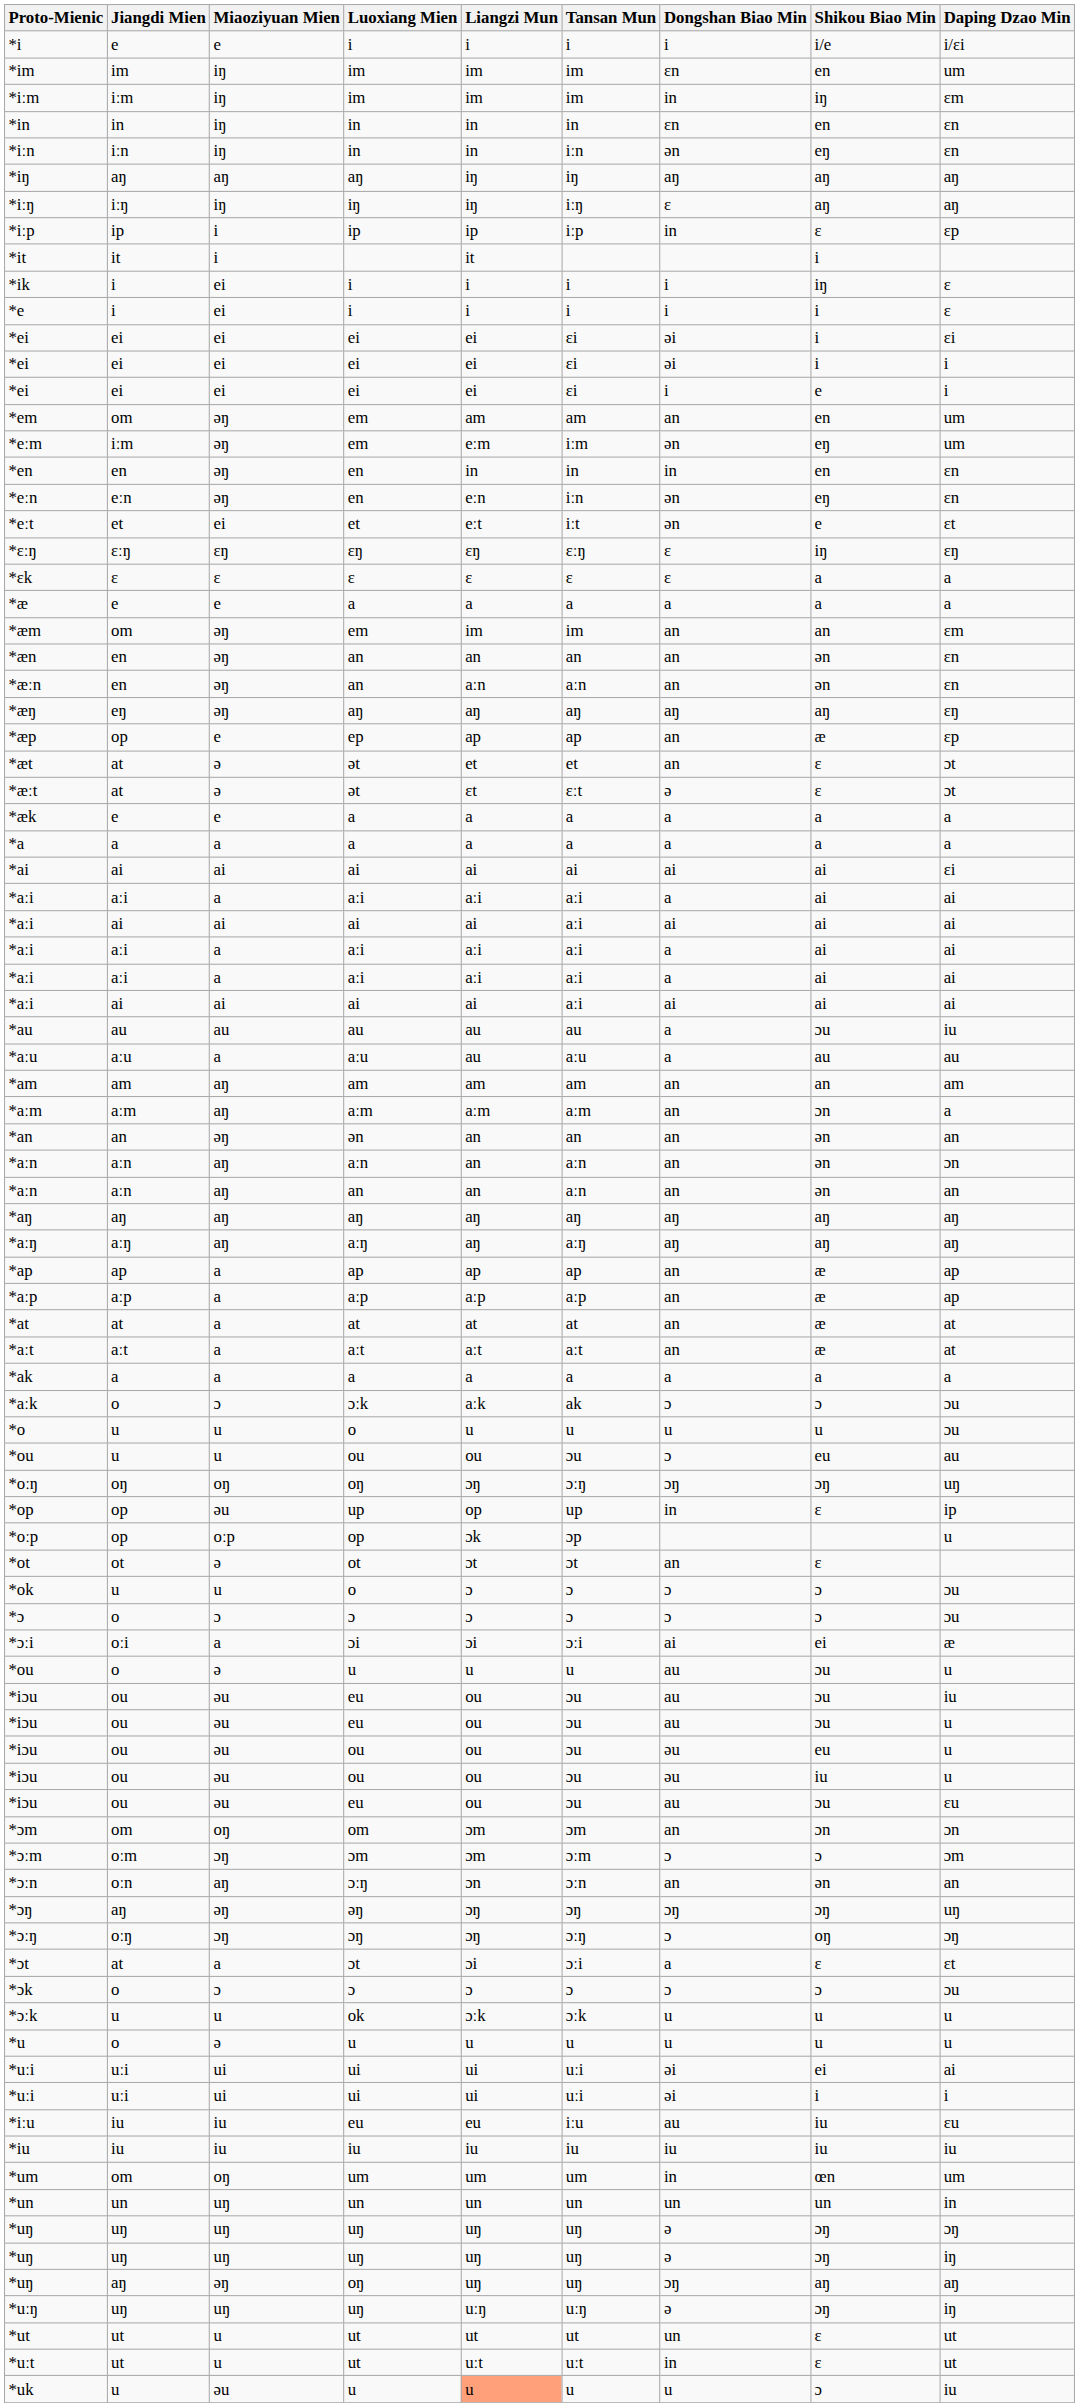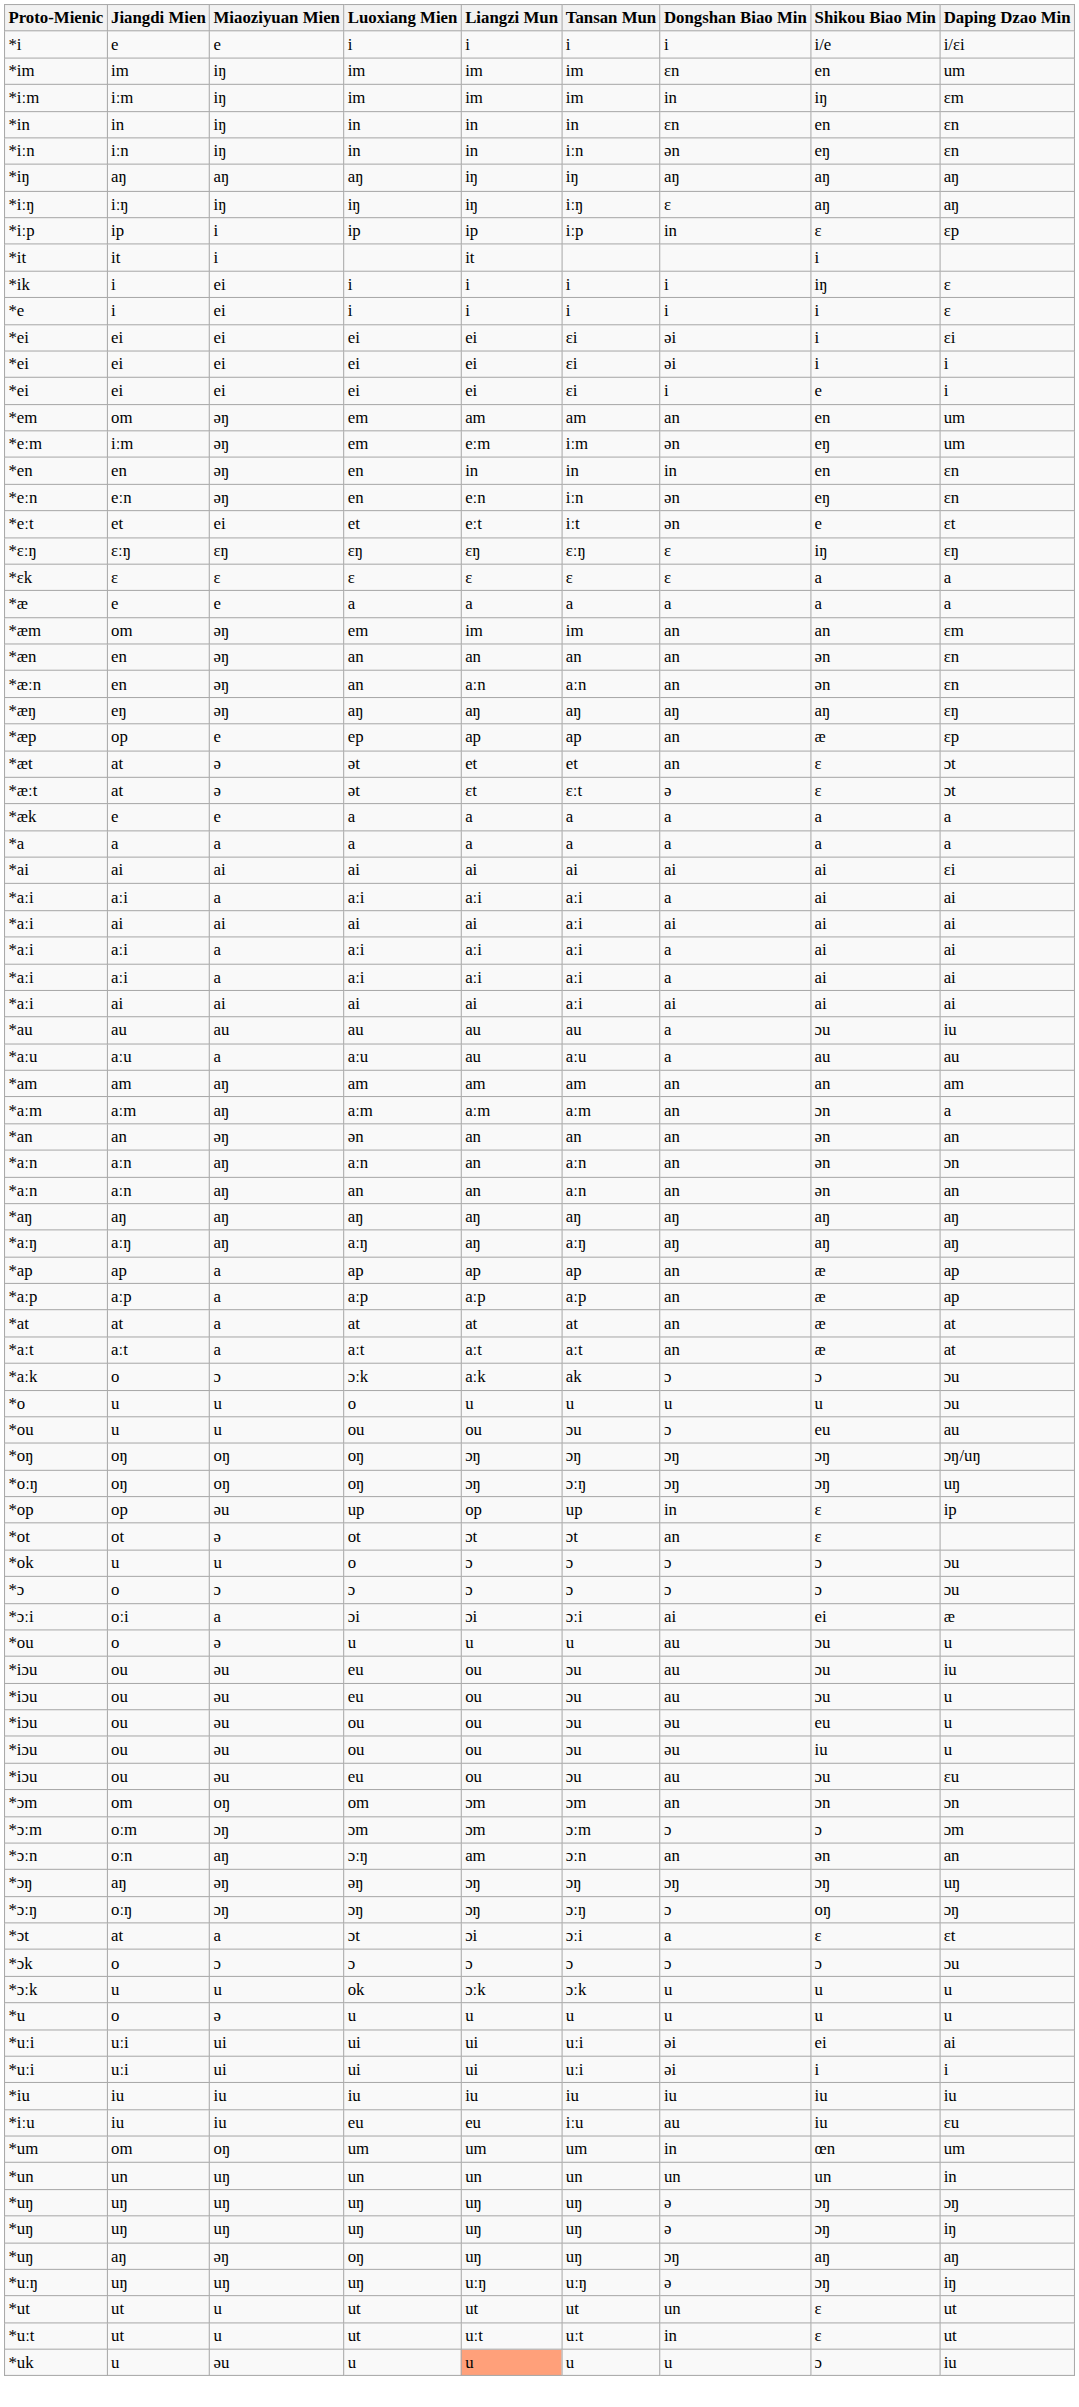- row: (21, 1376)
+ row: (21, 1456)
- row: (23, 1536)
(473, 1882) ɔn -> (475, 1856) am
rows swapped: (19, 2149) <-> (21, 2122)
